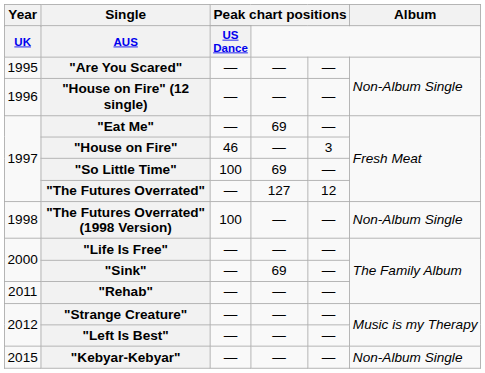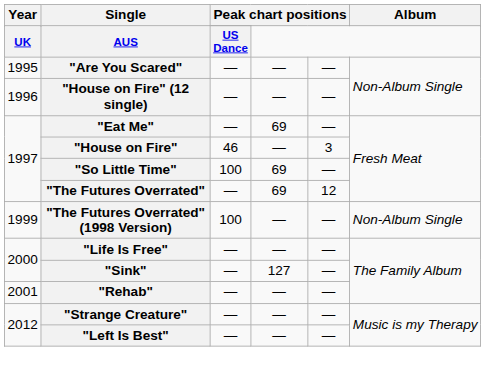(279, 190) 127 -> (279, 190) 69
(23, 220) 1998 -> (23, 220) 1999
(279, 270) 69 -> (279, 270) 127
(23, 292) 2011 -> (23, 292) 2001
- row: (126, 357)
